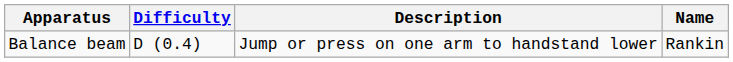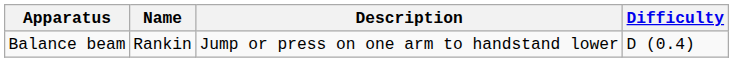columns swapped: (695, 18) <-> (182, 18)
